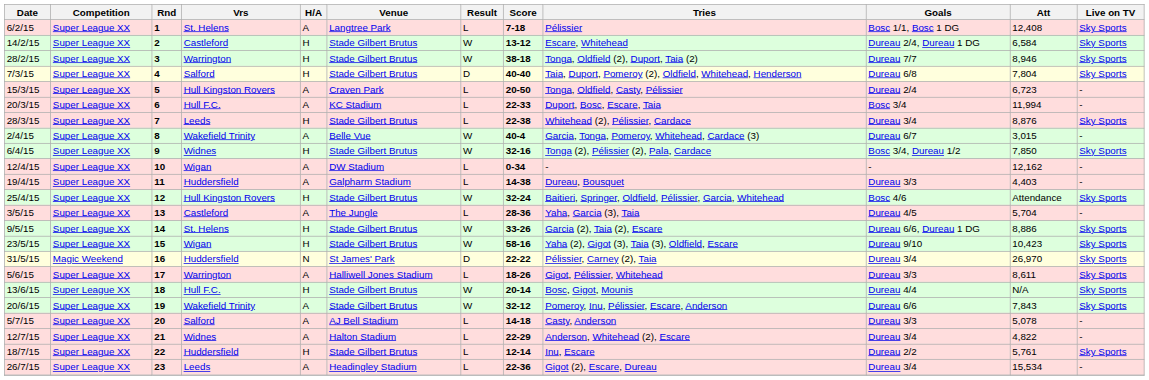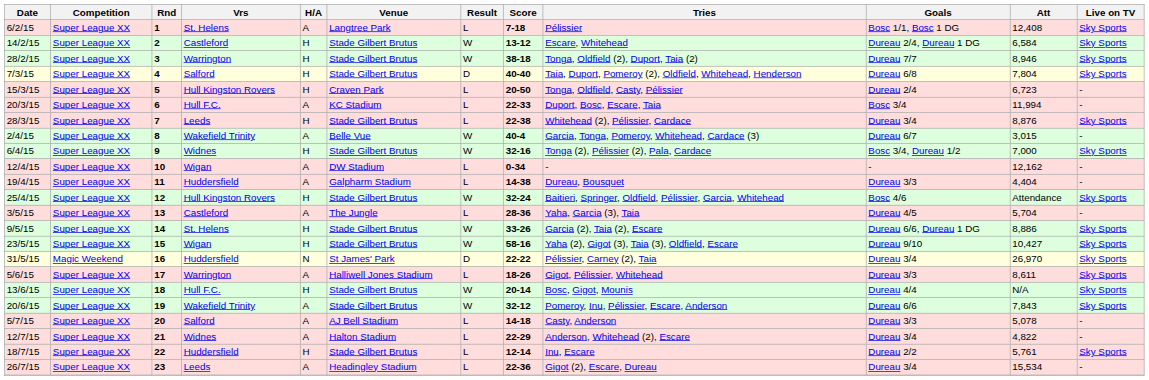(306, 89) A -> (306, 89) H
(1025, 151) 7,850 -> (1025, 151) 7,000
(1025, 181) 4,403 -> (1025, 181) 4,404
(1027, 243) 10,423 -> (1027, 243) 10,427
